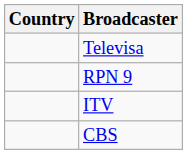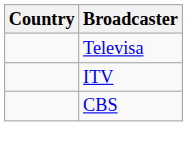- row: (108, 76)
